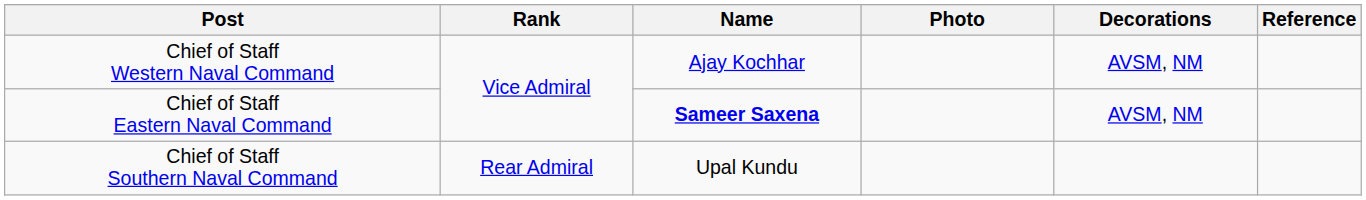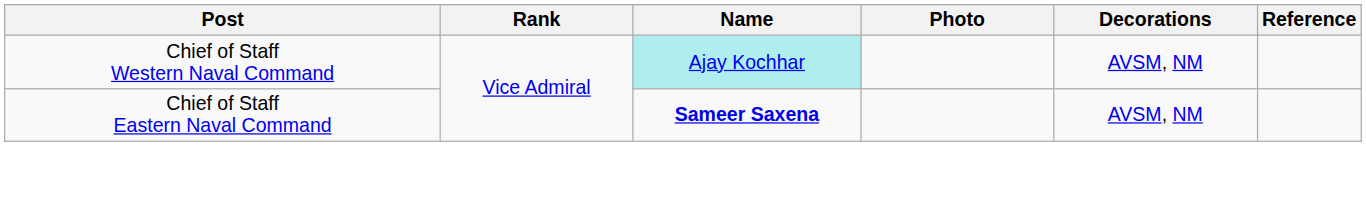(747, 61) no background -> (747, 61) paleturquoise background
- row: (223, 167)
